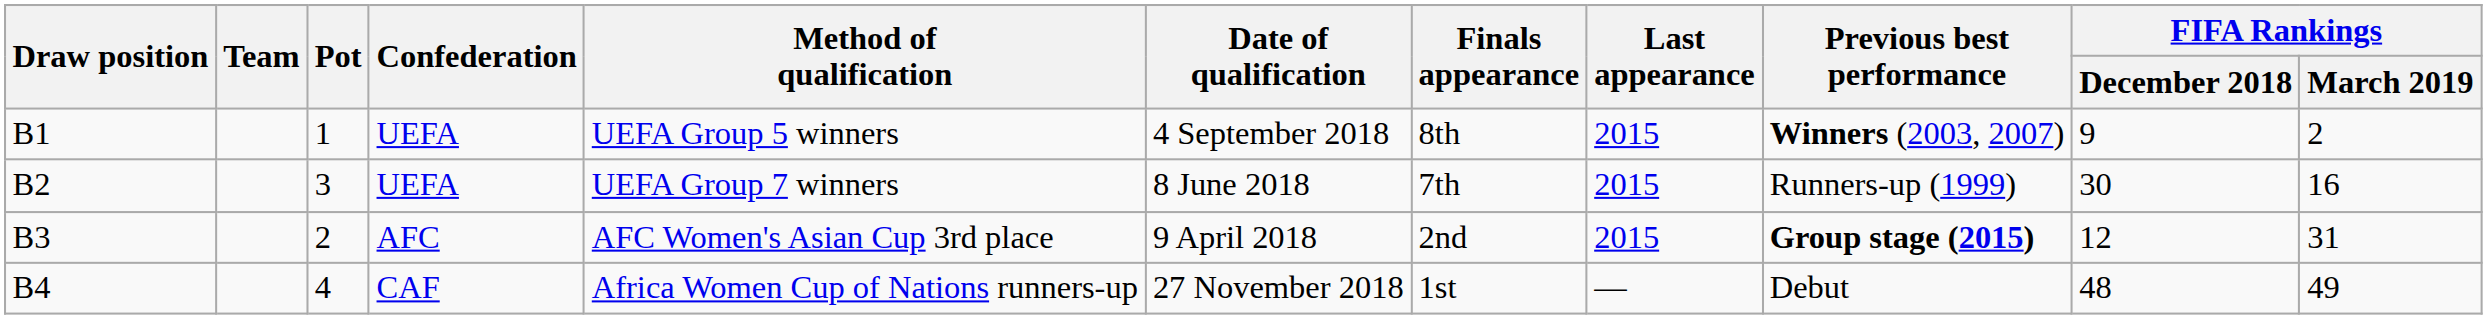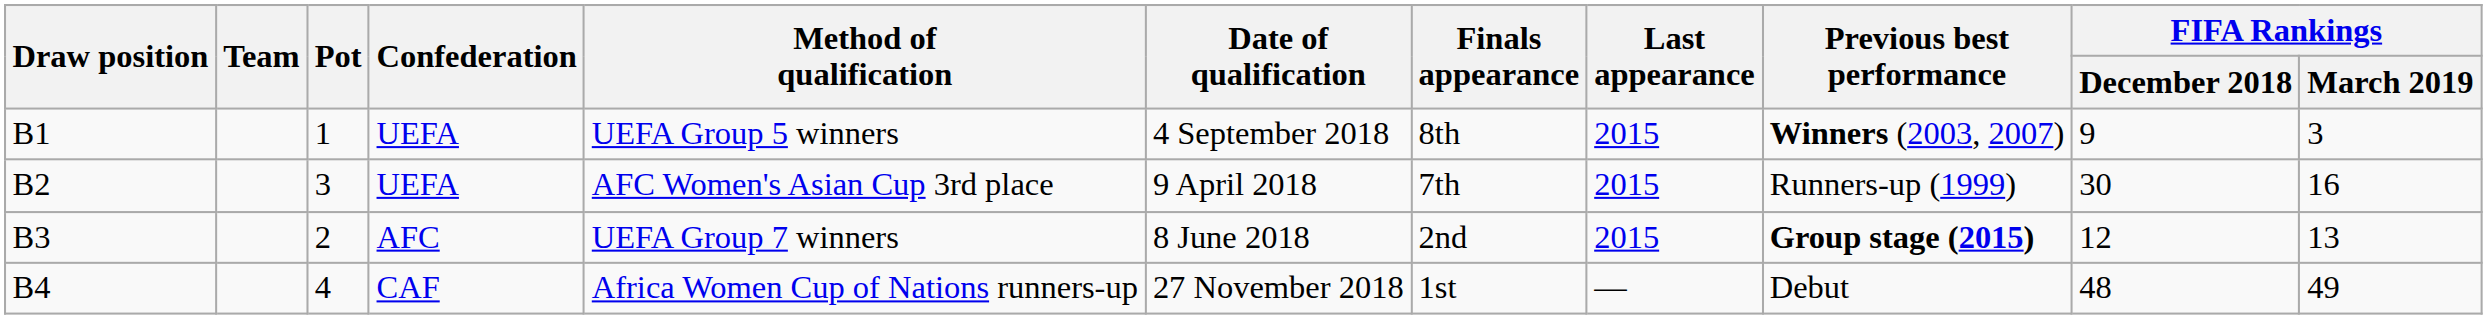(2315, 133) 2 -> (2315, 133) 3
(745, 184) UEFA Group 7 winners -> (823, 184) AFC Women's Asian Cup 3rd place
(1231, 184) 8 June 2018 -> (1235, 184) 9 April 2018
(823, 236) AFC Women's Asian Cup 3rd place -> (745, 236) UEFA Group 7 winners
(1235, 236) 9 April 2018 -> (1231, 236) 8 June 2018
(2324, 236) 31 -> (2324, 236) 13
